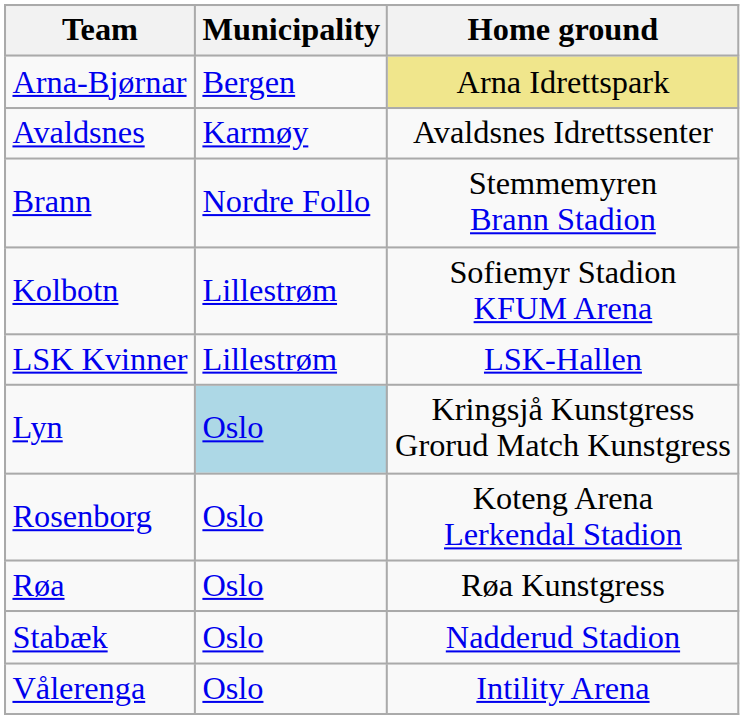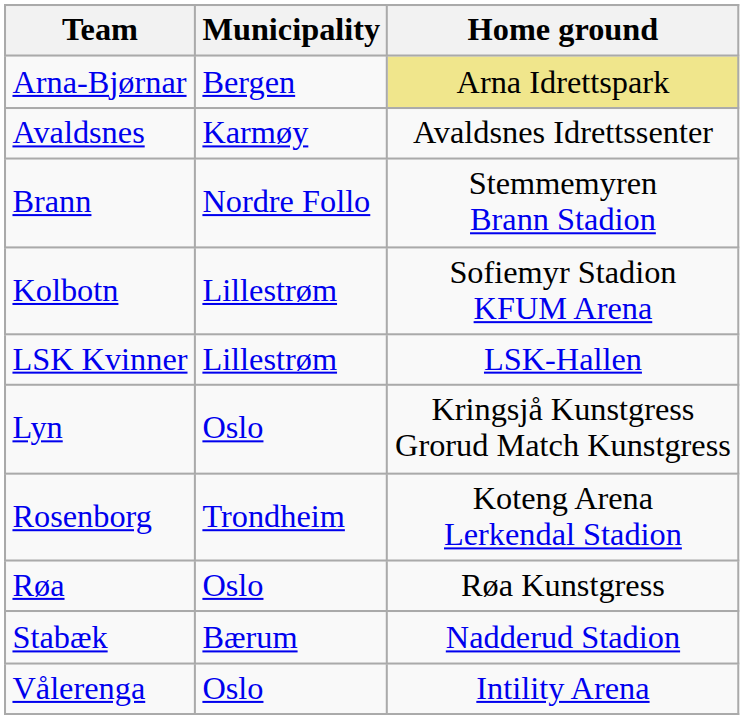(233, 428) lightblue background -> (233, 428) no background
(233, 516) Oslo -> (274, 516) Trondheim
(233, 636) Oslo -> (250, 636) Bærum
